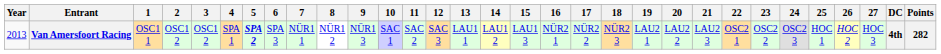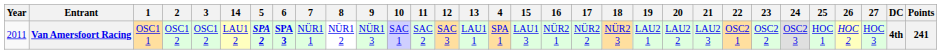columns swapped: (231, 13) <-> (495, 13)
(17, 35) 2013 -> (17, 35) 2011
(275, 35) normal -> (284, 35) bold
(920, 35) 282 -> (921, 35) 241
